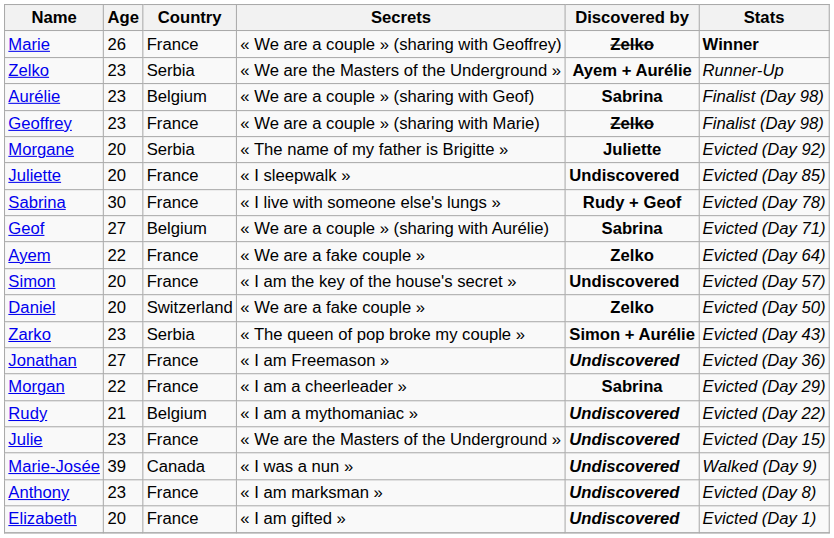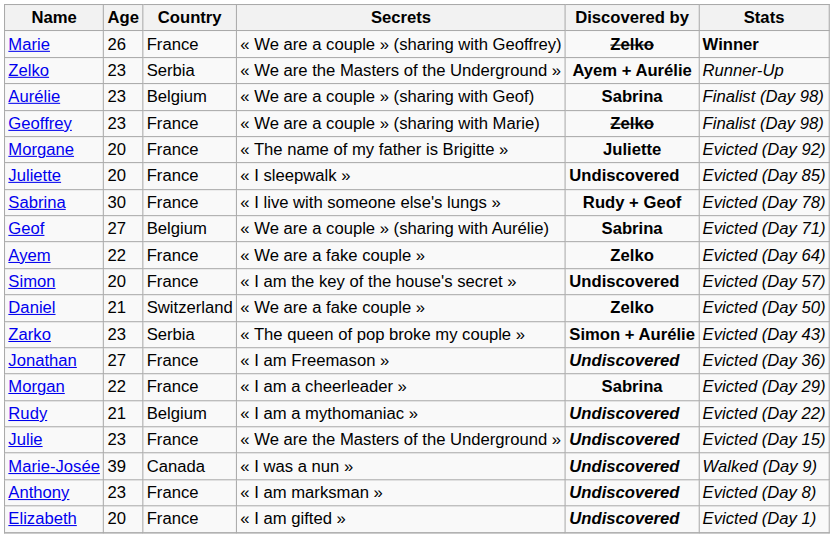(171, 149) Serbia -> (173, 149) France
(117, 307) 20 -> (117, 307) 21
